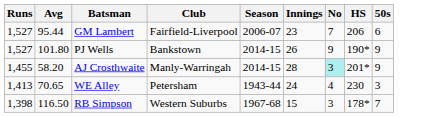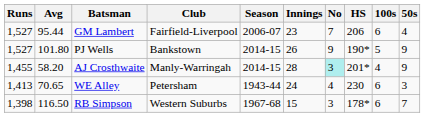+ column: (386, 13)
(378, 31) 6 -> (404, 31) 4
